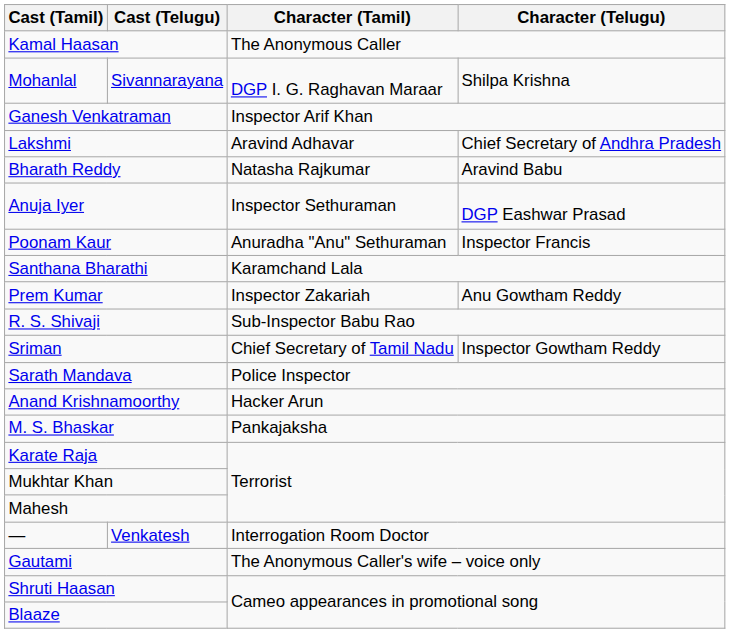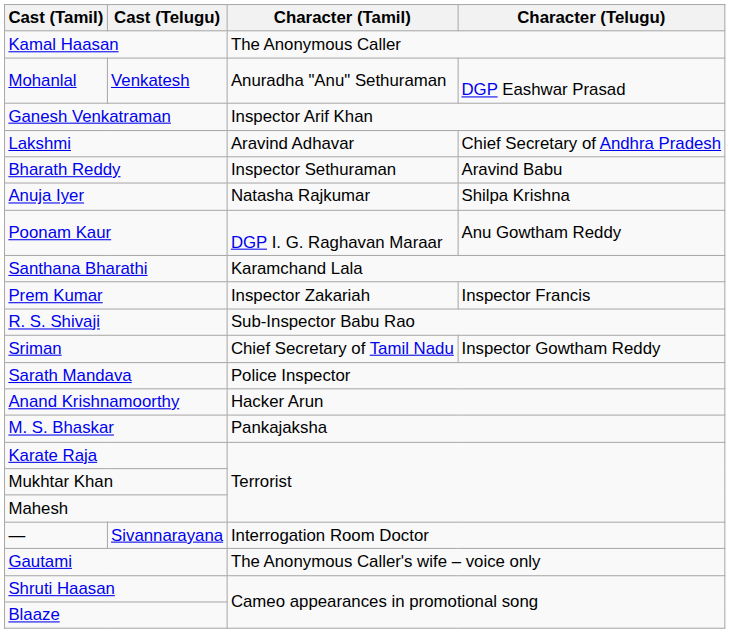(167, 81) Sivannarayana -> (167, 81) Venkatesh
(342, 81) DGP I. G. Raghavan Maraar -> (342, 81) Anuradha "Anu" Sethuraman
(591, 81) Shilpa Krishna -> (591, 81) DGP Eashwar Prasad
(342, 170) Natasha Rajkumar -> (342, 170) Inspector Sethuraman
(342, 206) Inspector Sethuraman -> (342, 197) Natasha Rajkumar
(591, 206) DGP Eashwar Prasad -> (591, 197) Shilpa Krishna
(342, 242) Anuradha "Anu" Sethuraman -> (342, 233) DGP I. G. Raghavan Maraar
(591, 242) Inspector Francis -> (591, 233) Anu Gowtham Reddy
(591, 295) Anu Gowtham Reddy -> (591, 295) Inspector Francis
(167, 535) Venkatesh -> (167, 535) Sivannarayana
